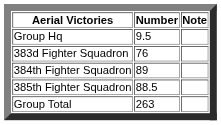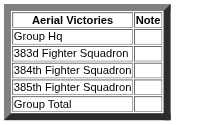- column: (157, 20)
